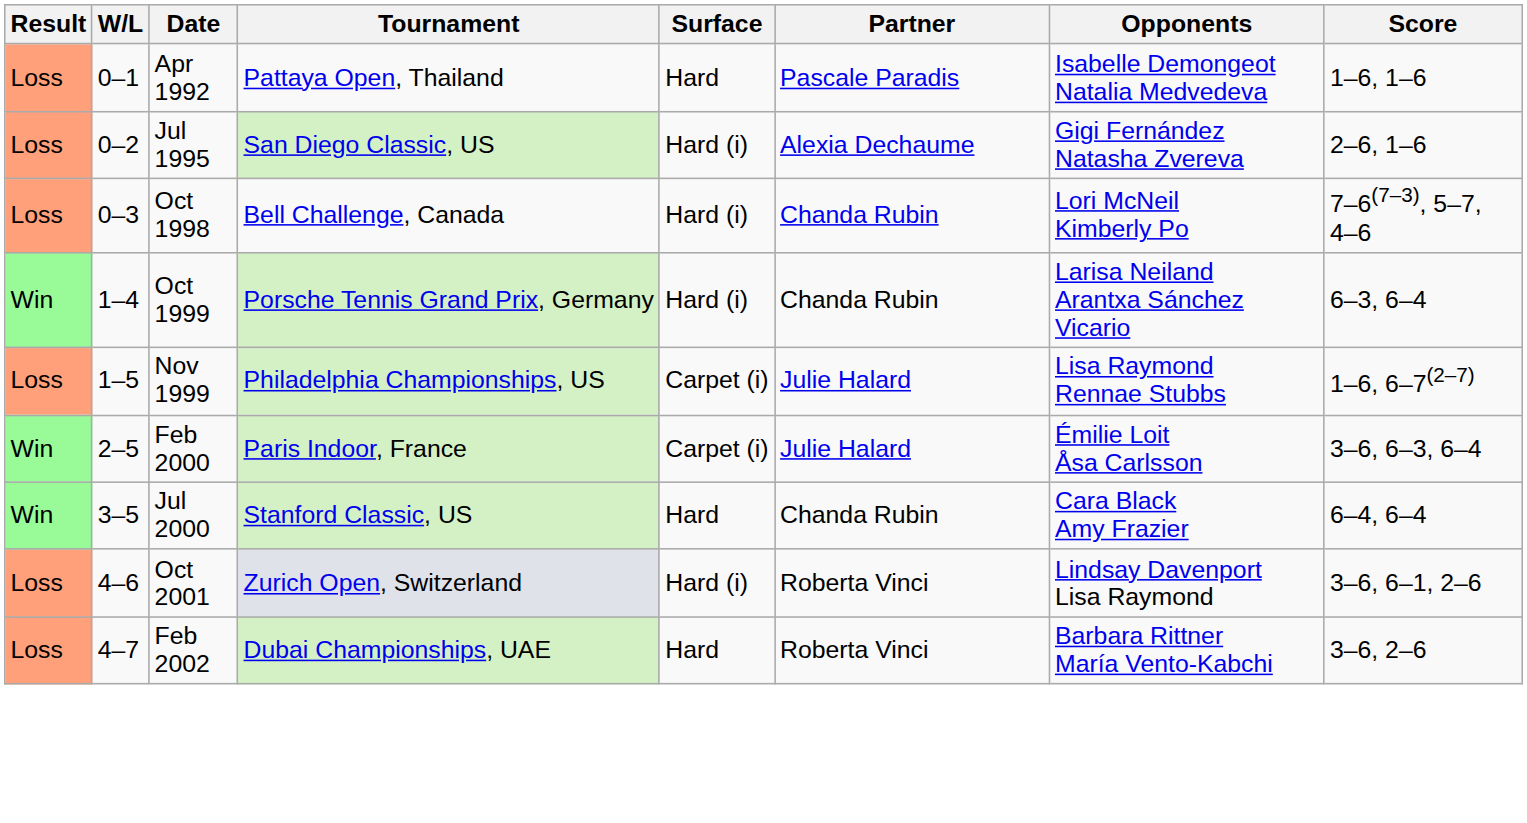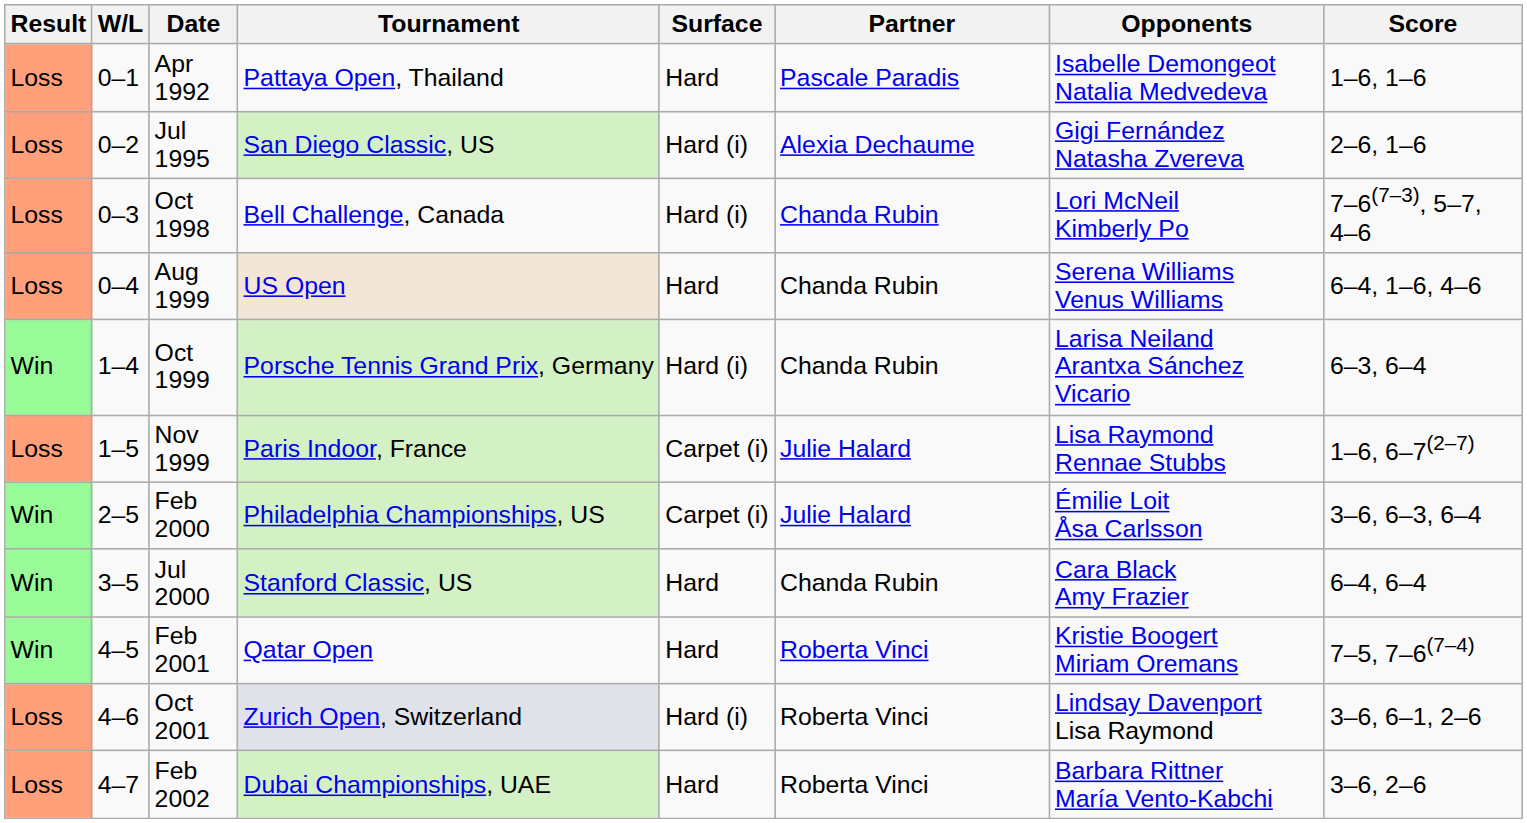+ row: (182, 285)
(424, 380) Philadelphia Championships, US -> (355, 448) Paris Indoor, France
(355, 448) Paris Indoor, France -> (424, 515) Philadelphia Championships, US
+ row: (182, 649)
